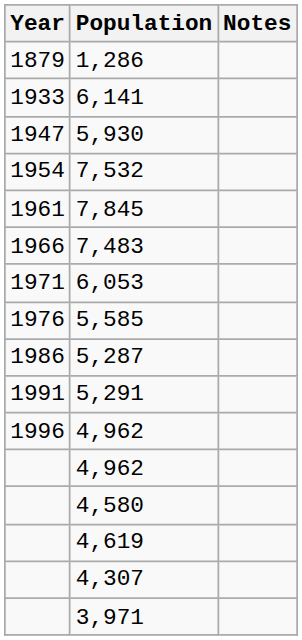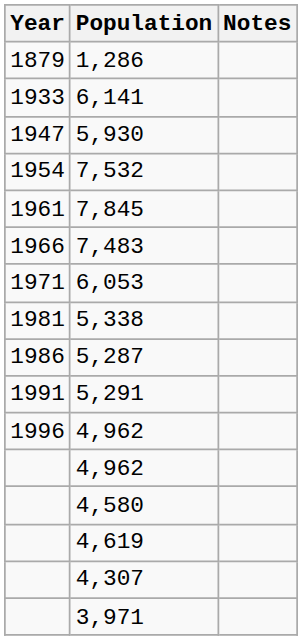- row: (38, 320)
+ row: (38, 320)
